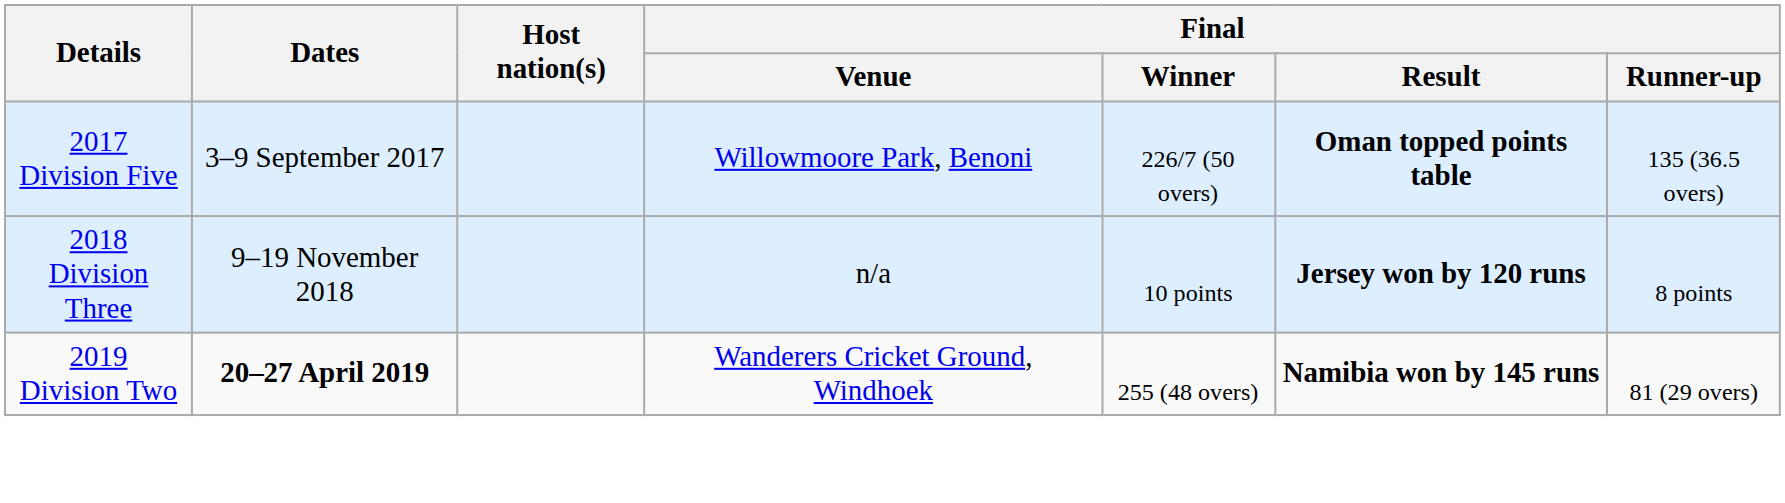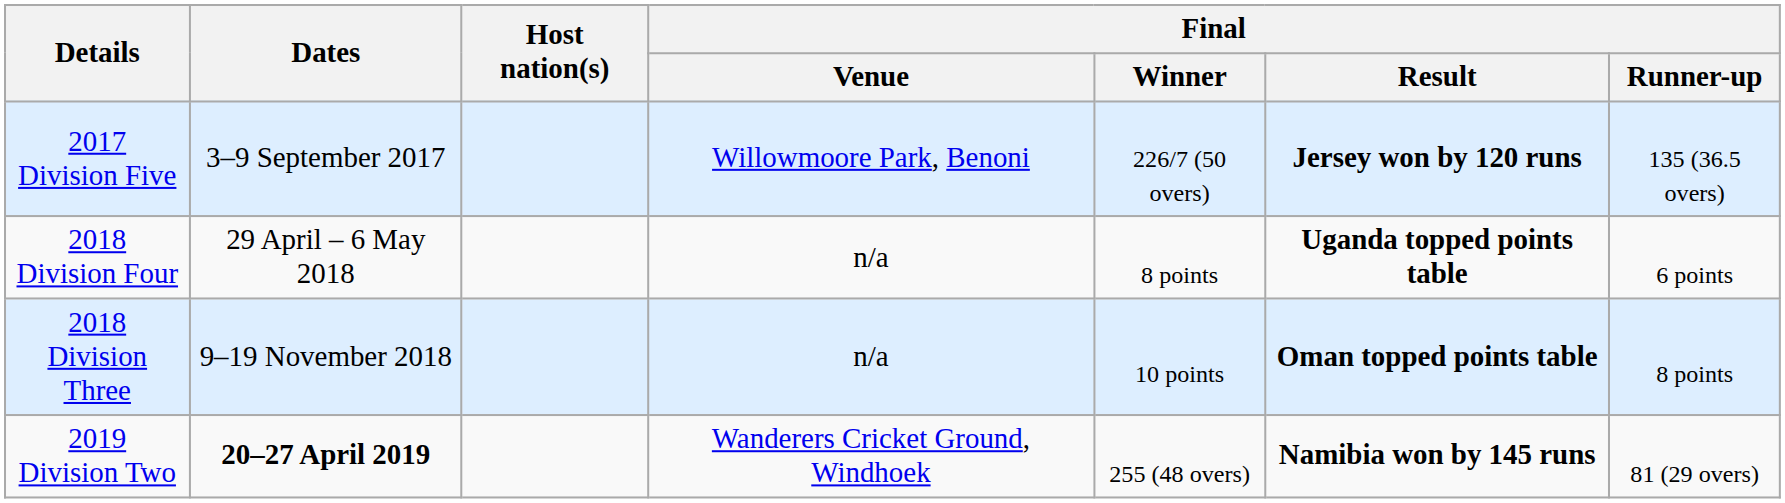(1441, 158) Oman topped points table -> (1437, 158) Jersey won by 120 runs
+ row: (97, 257)
(1441, 274) Jersey won by 120 runs -> (1437, 356) Oman topped points table
